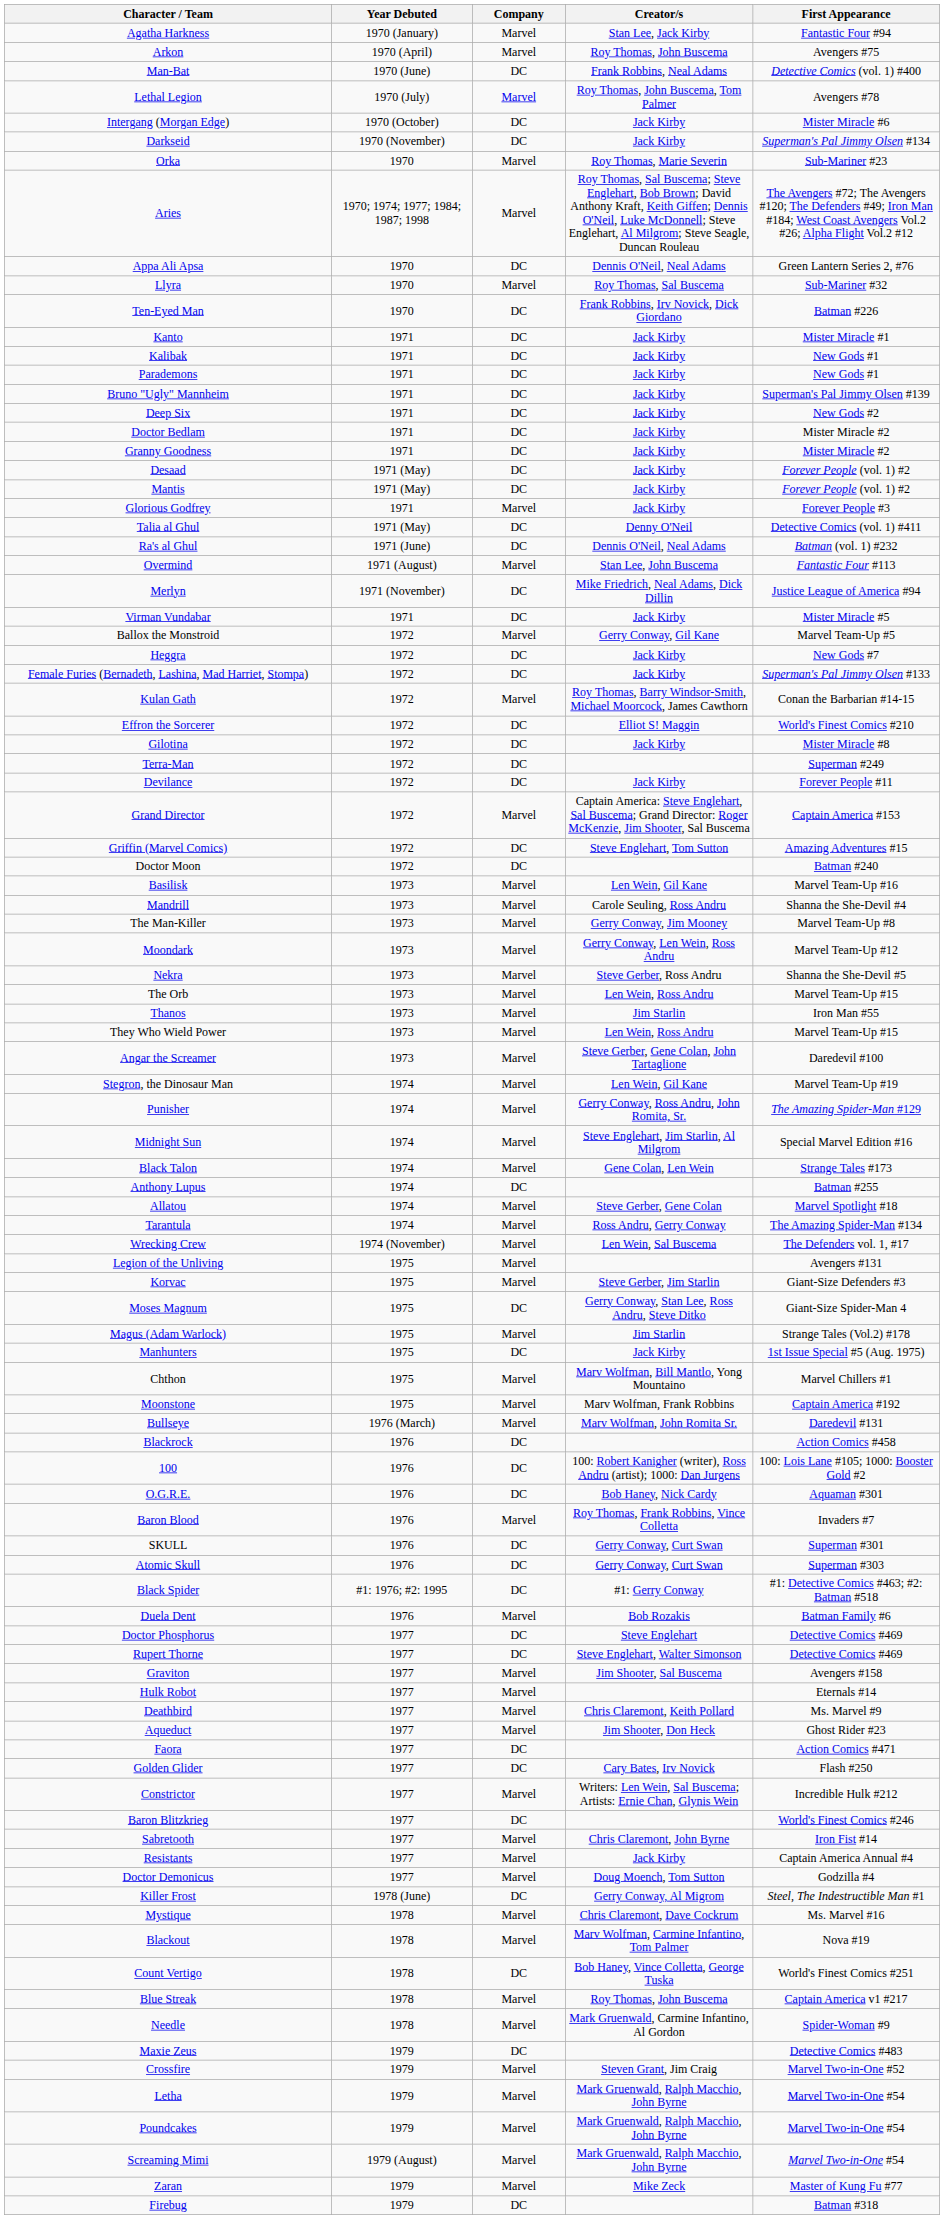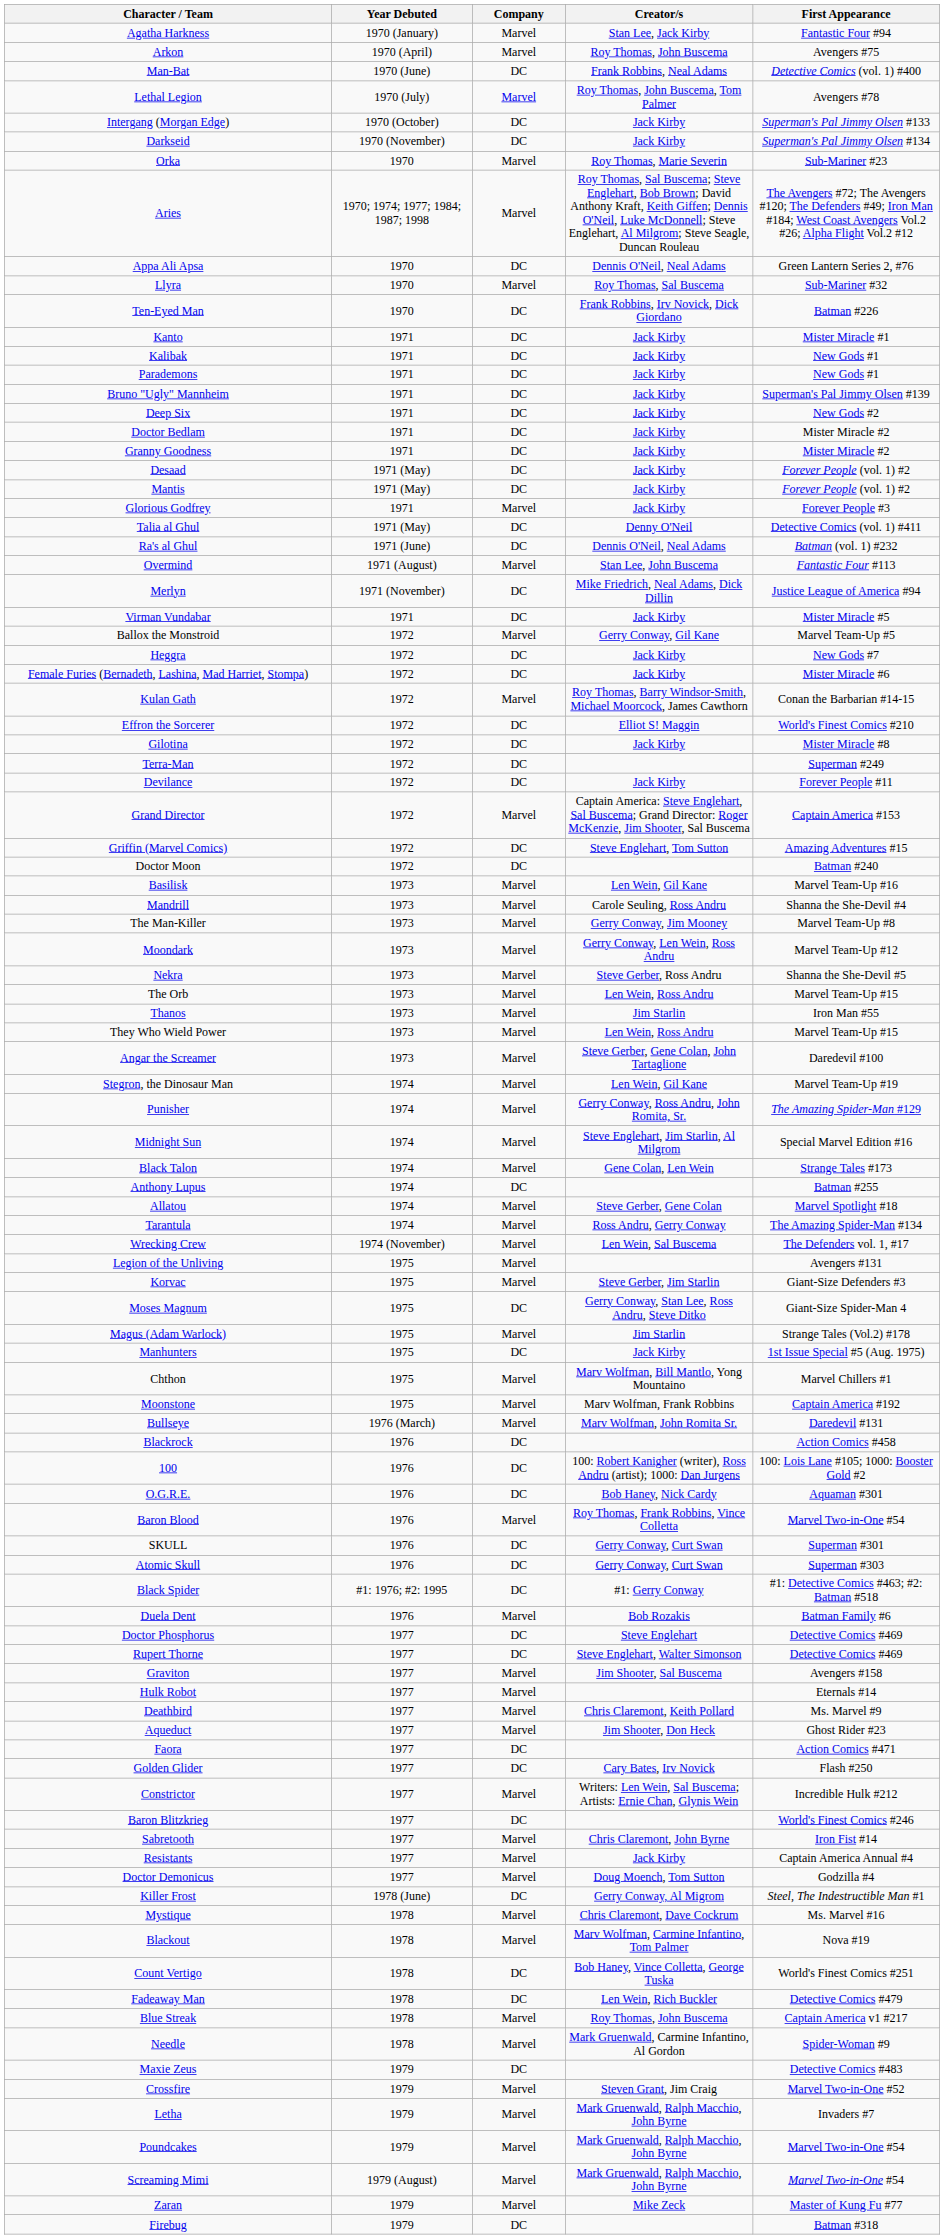(846, 122) Mister Miracle #6 -> (846, 122) Superman's Pal Jimmy Olsen #133
(846, 673) Superman's Pal Jimmy Olsen #133 -> (846, 673) Mister Miracle #6
(846, 1519) Invaders #7 -> (846, 1519) Marvel Two-in-One #54
+ row: (168, 1999)
(846, 2095) Marvel Two-in-One #54 -> (846, 2114) Invaders #7
